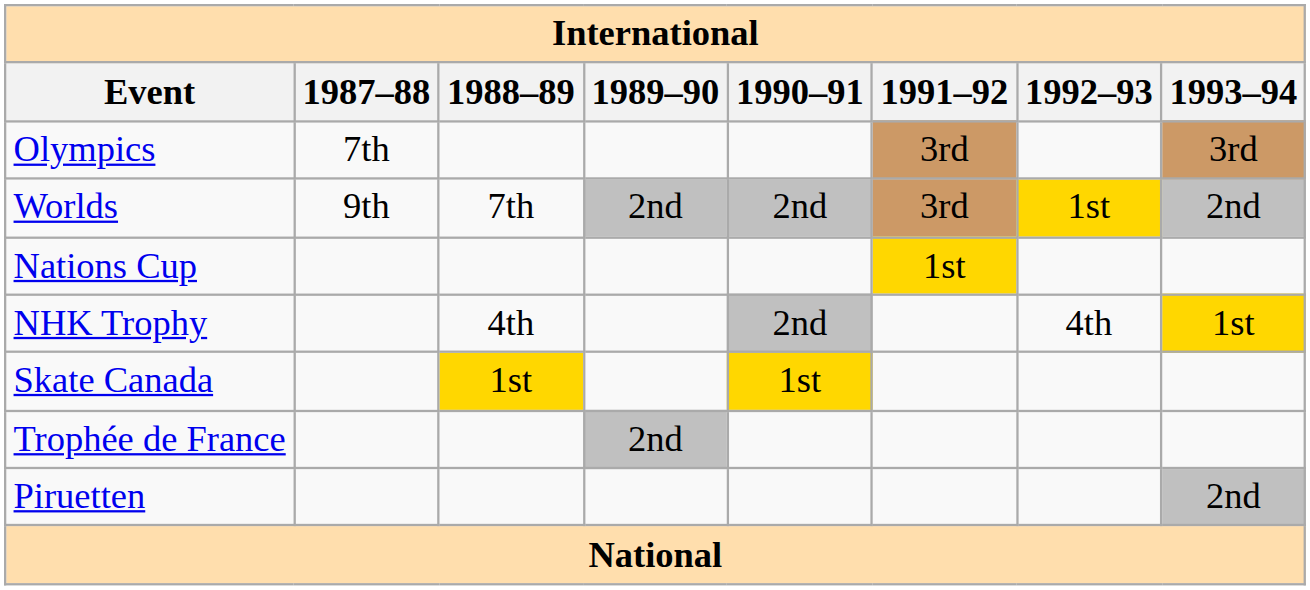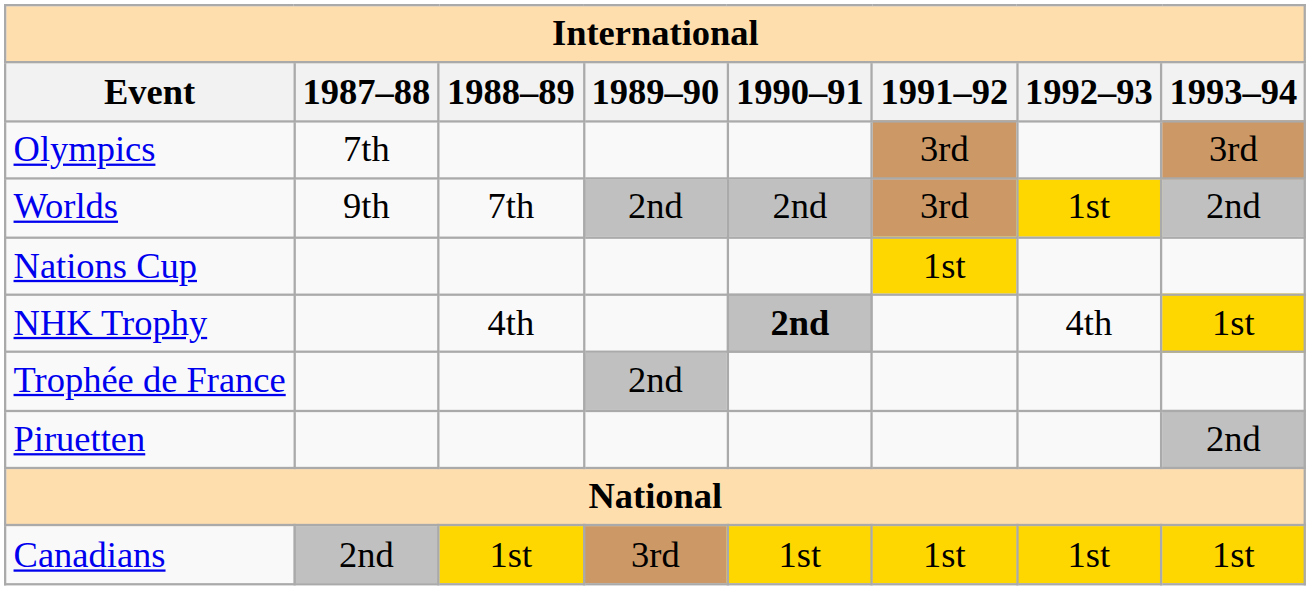(800, 322) normal -> (800, 322) bold
- row: (113, 380)
+ row: (90, 554)
